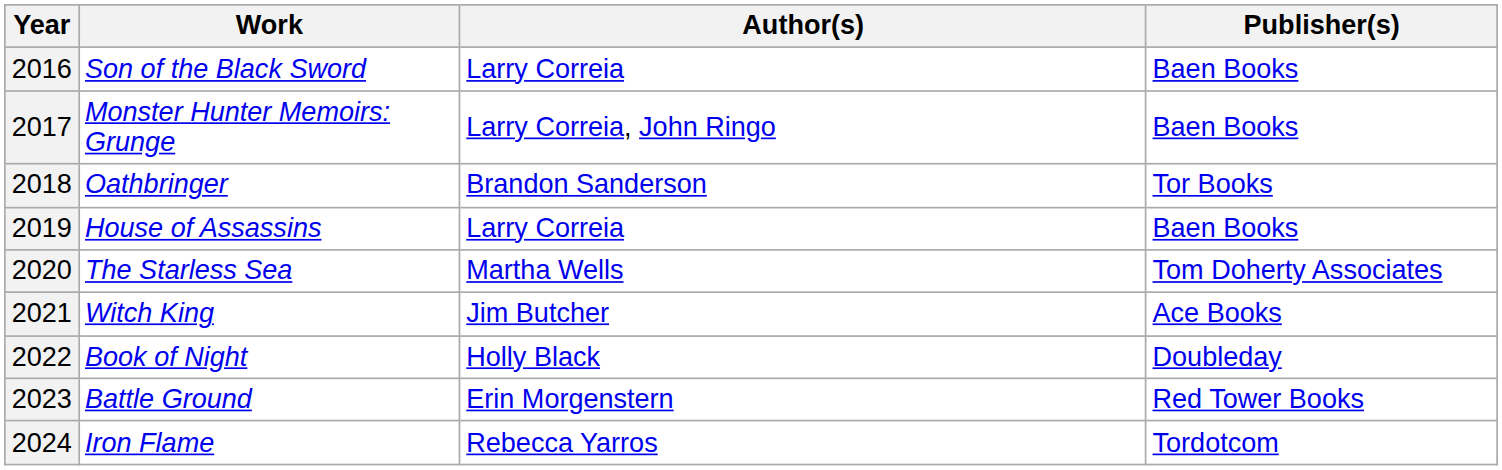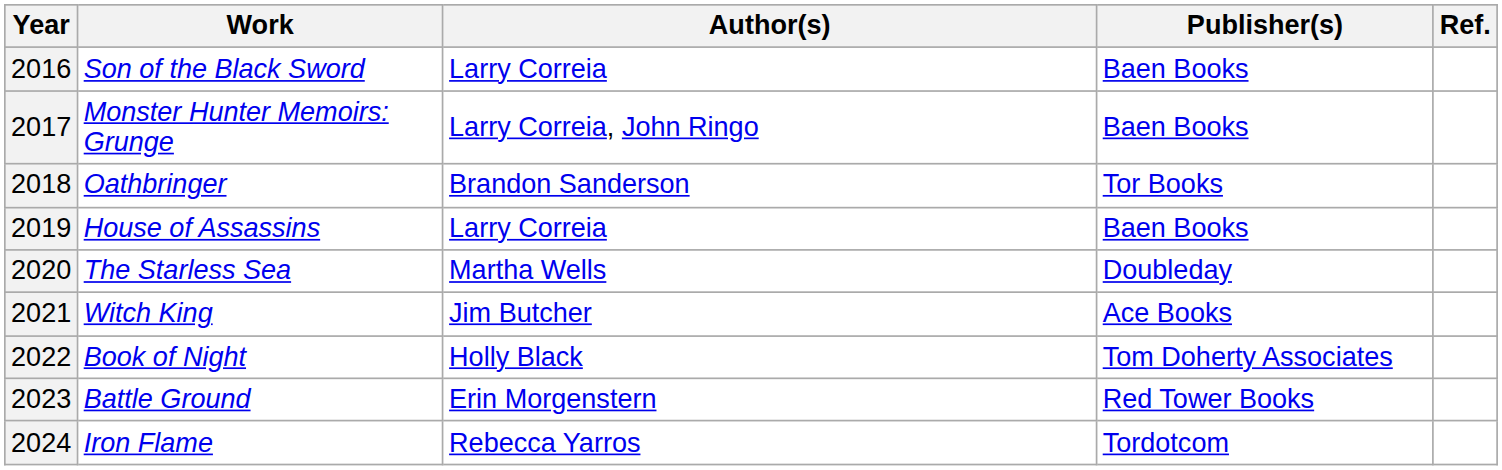+ column: (1465, 25)
(1298, 270) Tom Doherty Associates -> (1167, 270) Doubleday
(1217, 356) Doubleday -> (1248, 356) Tom Doherty Associates
